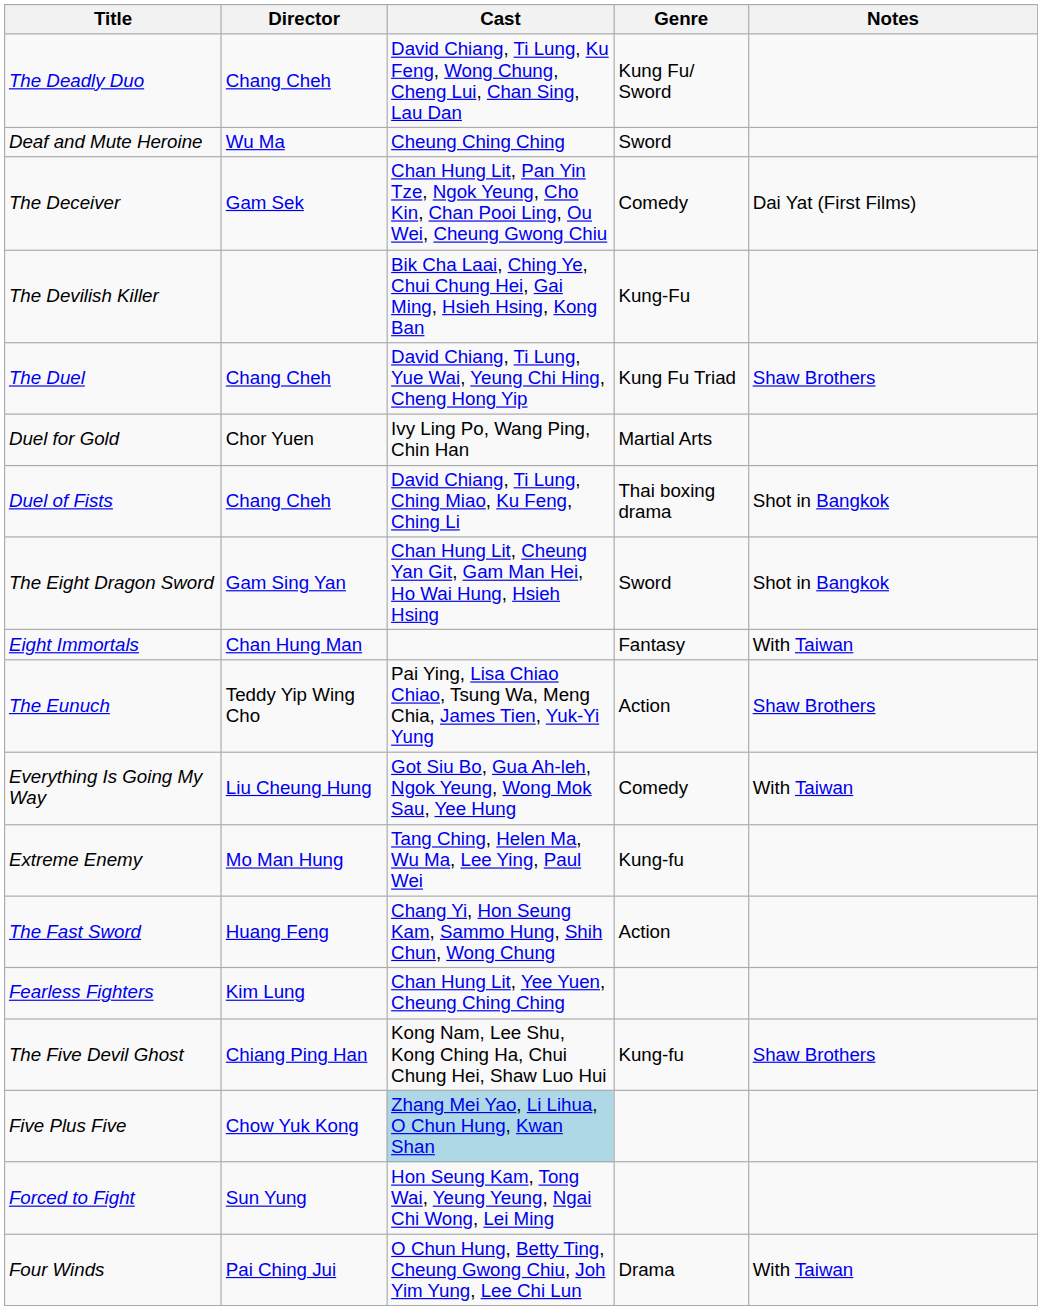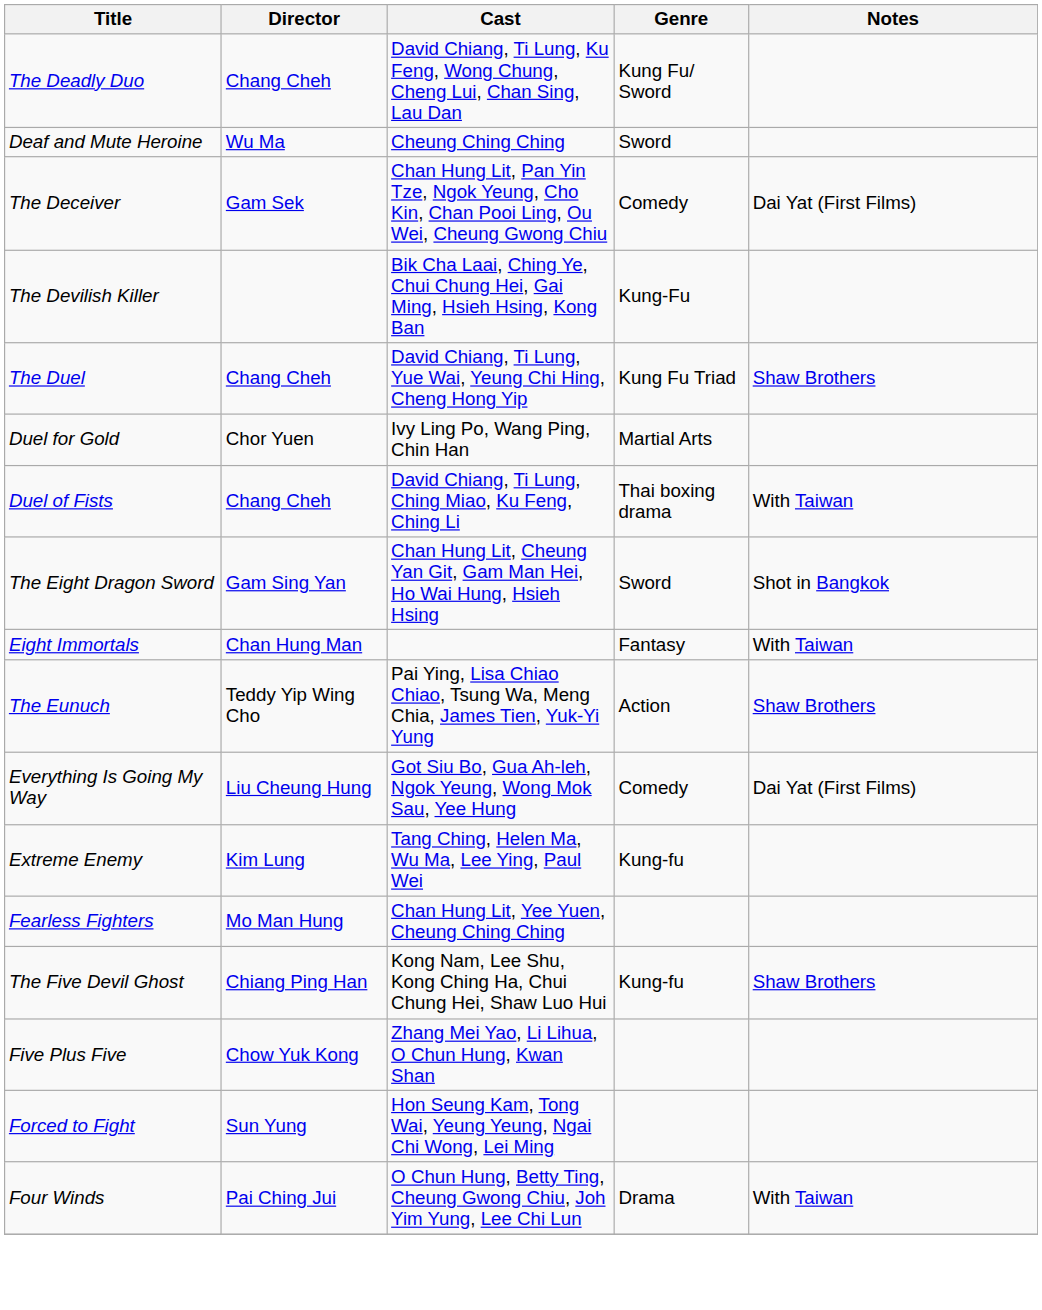(821, 500) Shot in Bangkok -> (803, 500) With Taiwan
(803, 788) With Taiwan -> (835, 788) Dai Yat (First Films)
(285, 859) Mo Man Hung -> (265, 859) Kim Lung
- row: (75, 931)
(265, 993) Kim Lung -> (285, 921) Mo Man Hung
(494, 1126) lightblue background -> (494, 1054) no background
